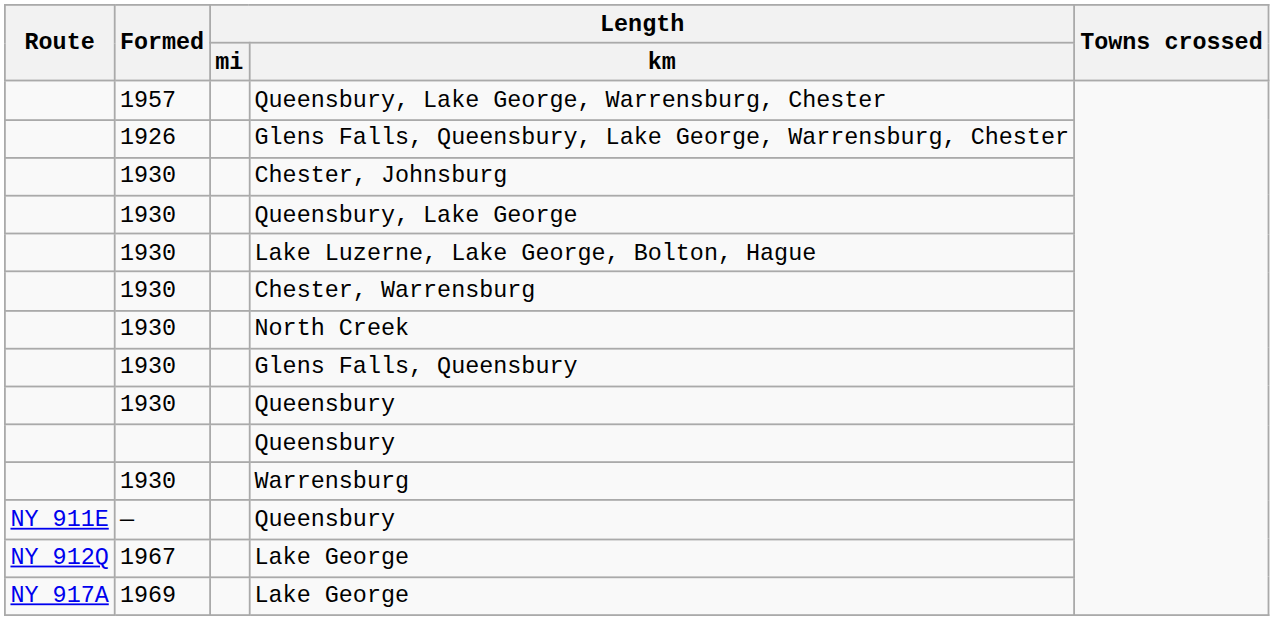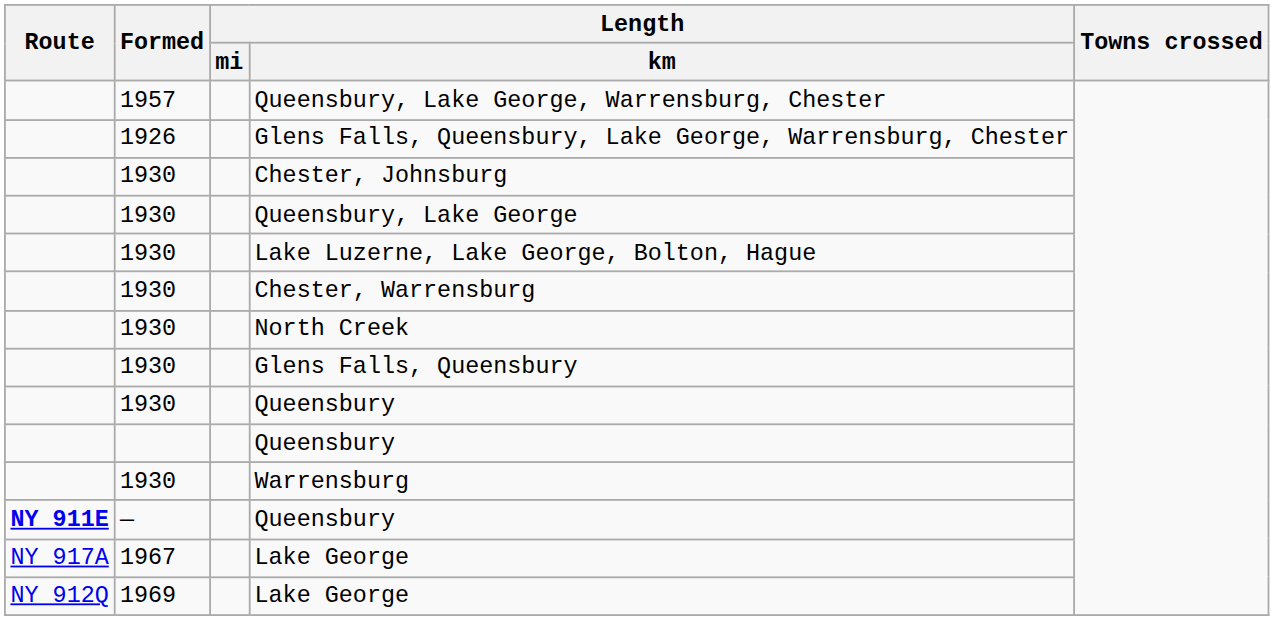(60, 520) normal -> (60, 520) bold
(60, 558) NY 912Q -> (60, 558) NY 917A
(60, 596) NY 917A -> (60, 596) NY 912Q
